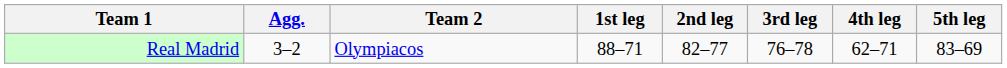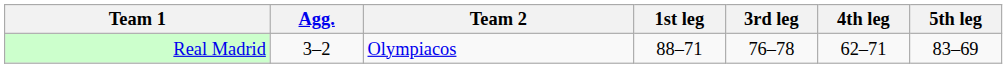- column: (705, 19)
